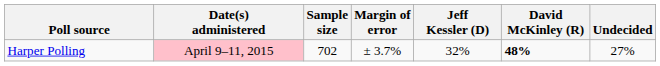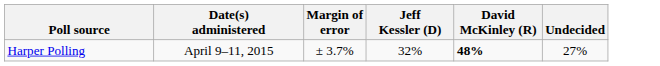- column: (327, 22)
(229, 50) pink background -> (229, 50) no background
